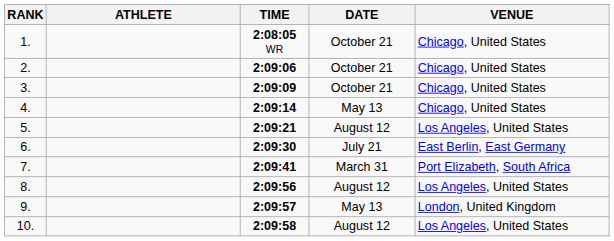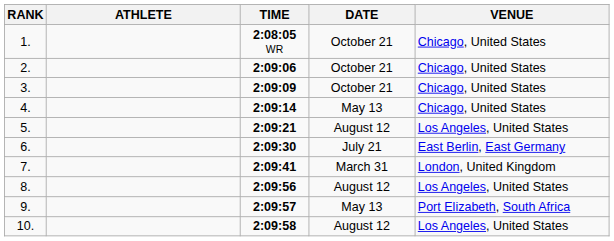(494, 167) Port Elizabeth, South Africa -> (487, 167) London, United Kingdom
(487, 207) London, United Kingdom -> (494, 207) Port Elizabeth, South Africa
